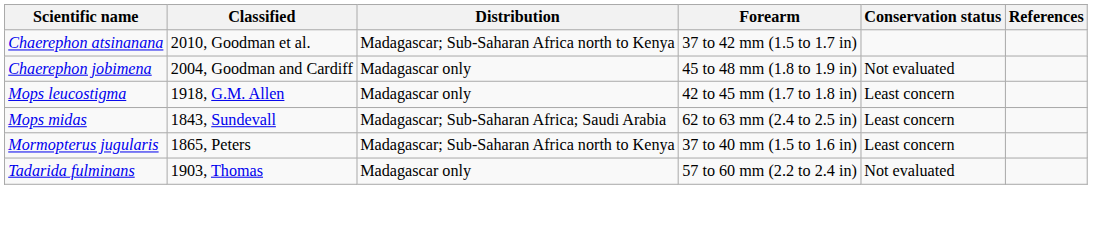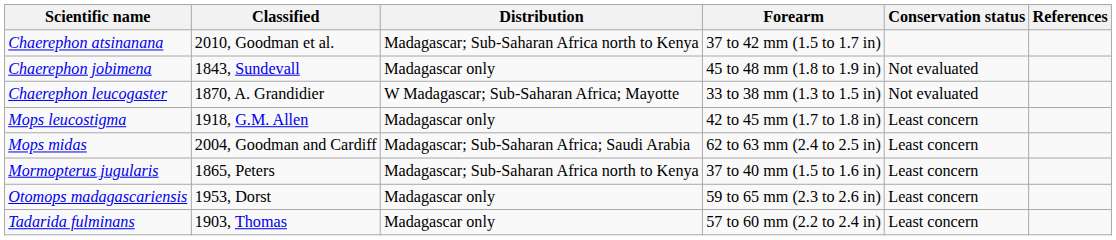(262, 68) 2004, Goodman and Cardiff -> (247, 68) 1843, Sundevall
+ row: (88, 94)
(223, 119) 1843, Sundevall -> (286, 145) 2004, Goodman and Cardiff
+ row: (98, 196)
(909, 171) Not evaluated -> (933, 222) Least concern
